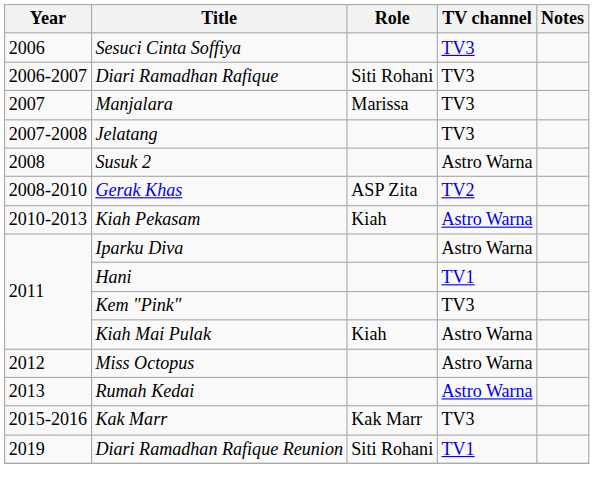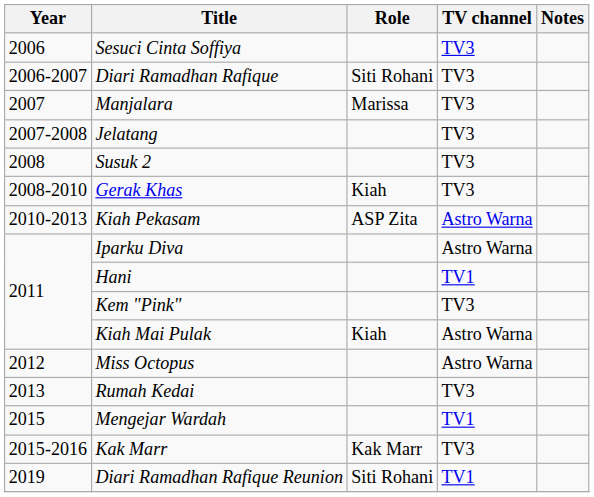(487, 162) Astro Warna -> (458, 162) TV3
(384, 190) ASP Zita -> (369, 190) Kiah
(458, 190) TV2 -> (458, 190) TV3
(369, 219) Kiah -> (384, 219) ASP Zita
(487, 391) Astro Warna -> (458, 391) TV3
+ row: (161, 420)
